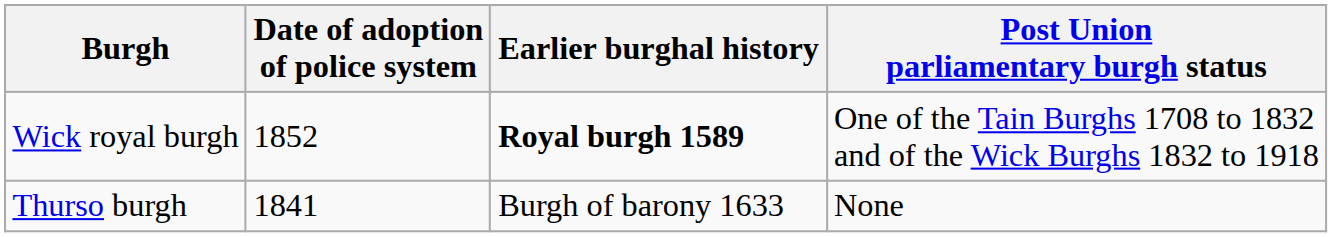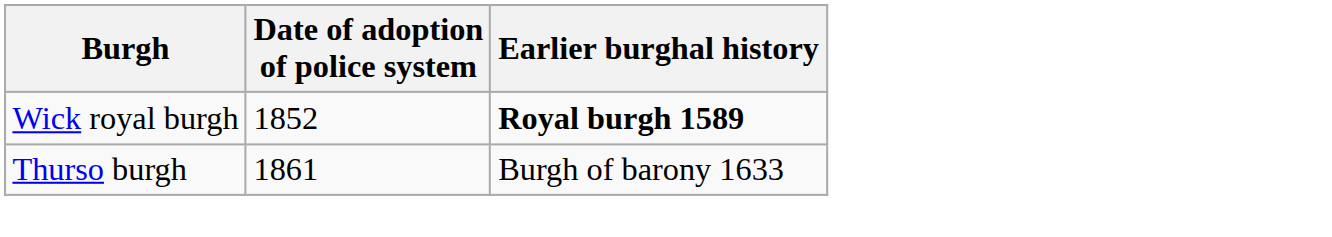- column: (1076, 48)
(286, 205) 1841 -> (286, 169) 1861
